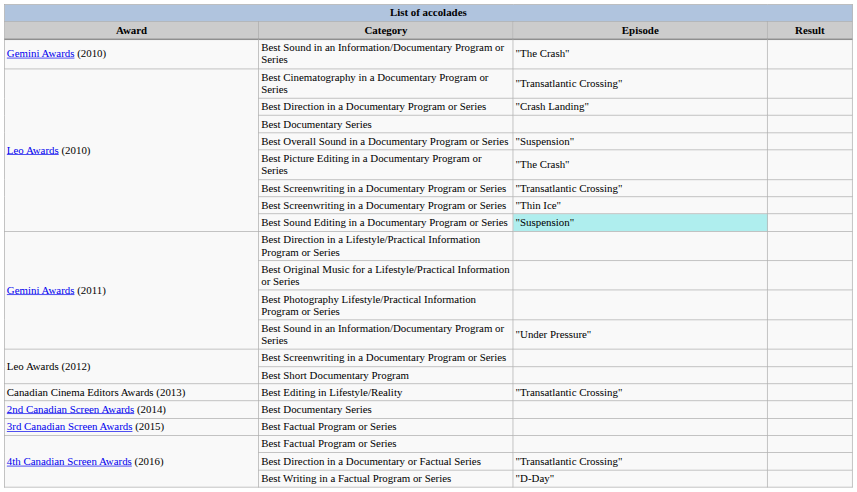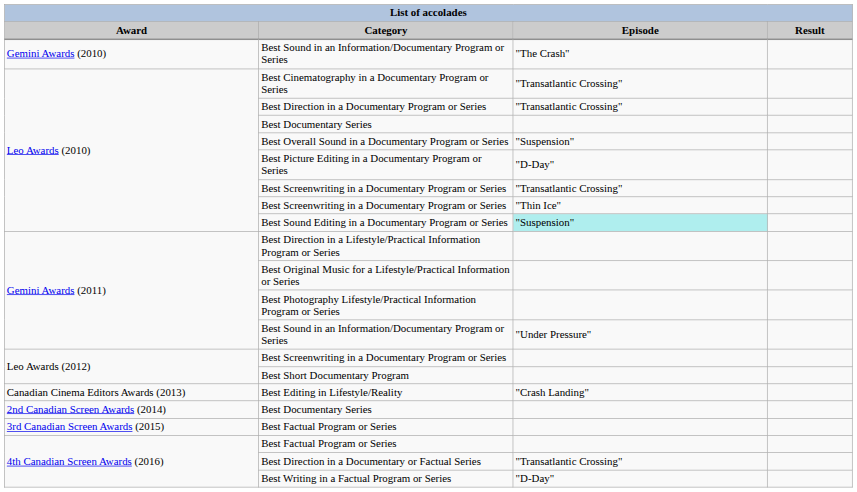(552, 106) "Crash Landing" -> (569, 106) "Transatlantic Crossing"
(543, 164) "The Crash" -> (535, 164) "D-Day"
(569, 392) "Transatlantic Crossing" -> (552, 392) "Crash Landing"
